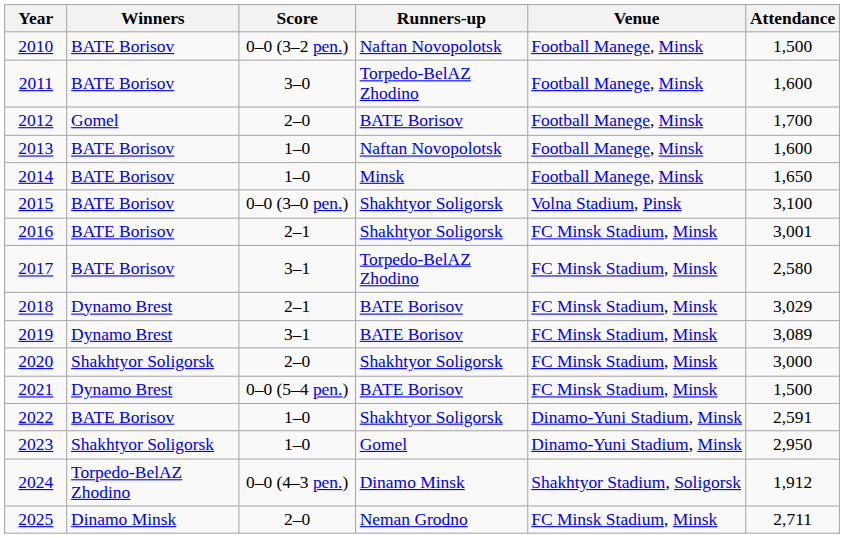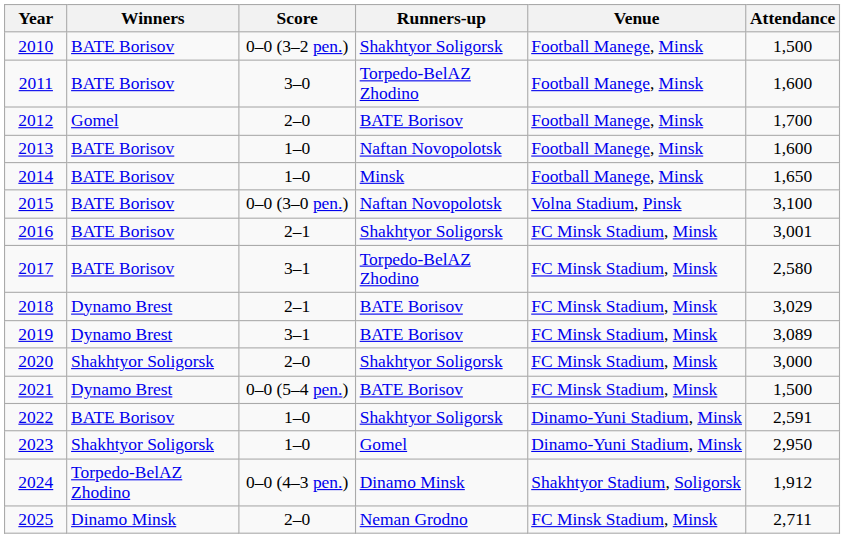(431, 45) Naftan Novopolotsk -> (431, 45) Shakhtyor Soligorsk
(431, 203) Shakhtyor Soligorsk -> (431, 203) Naftan Novopolotsk
